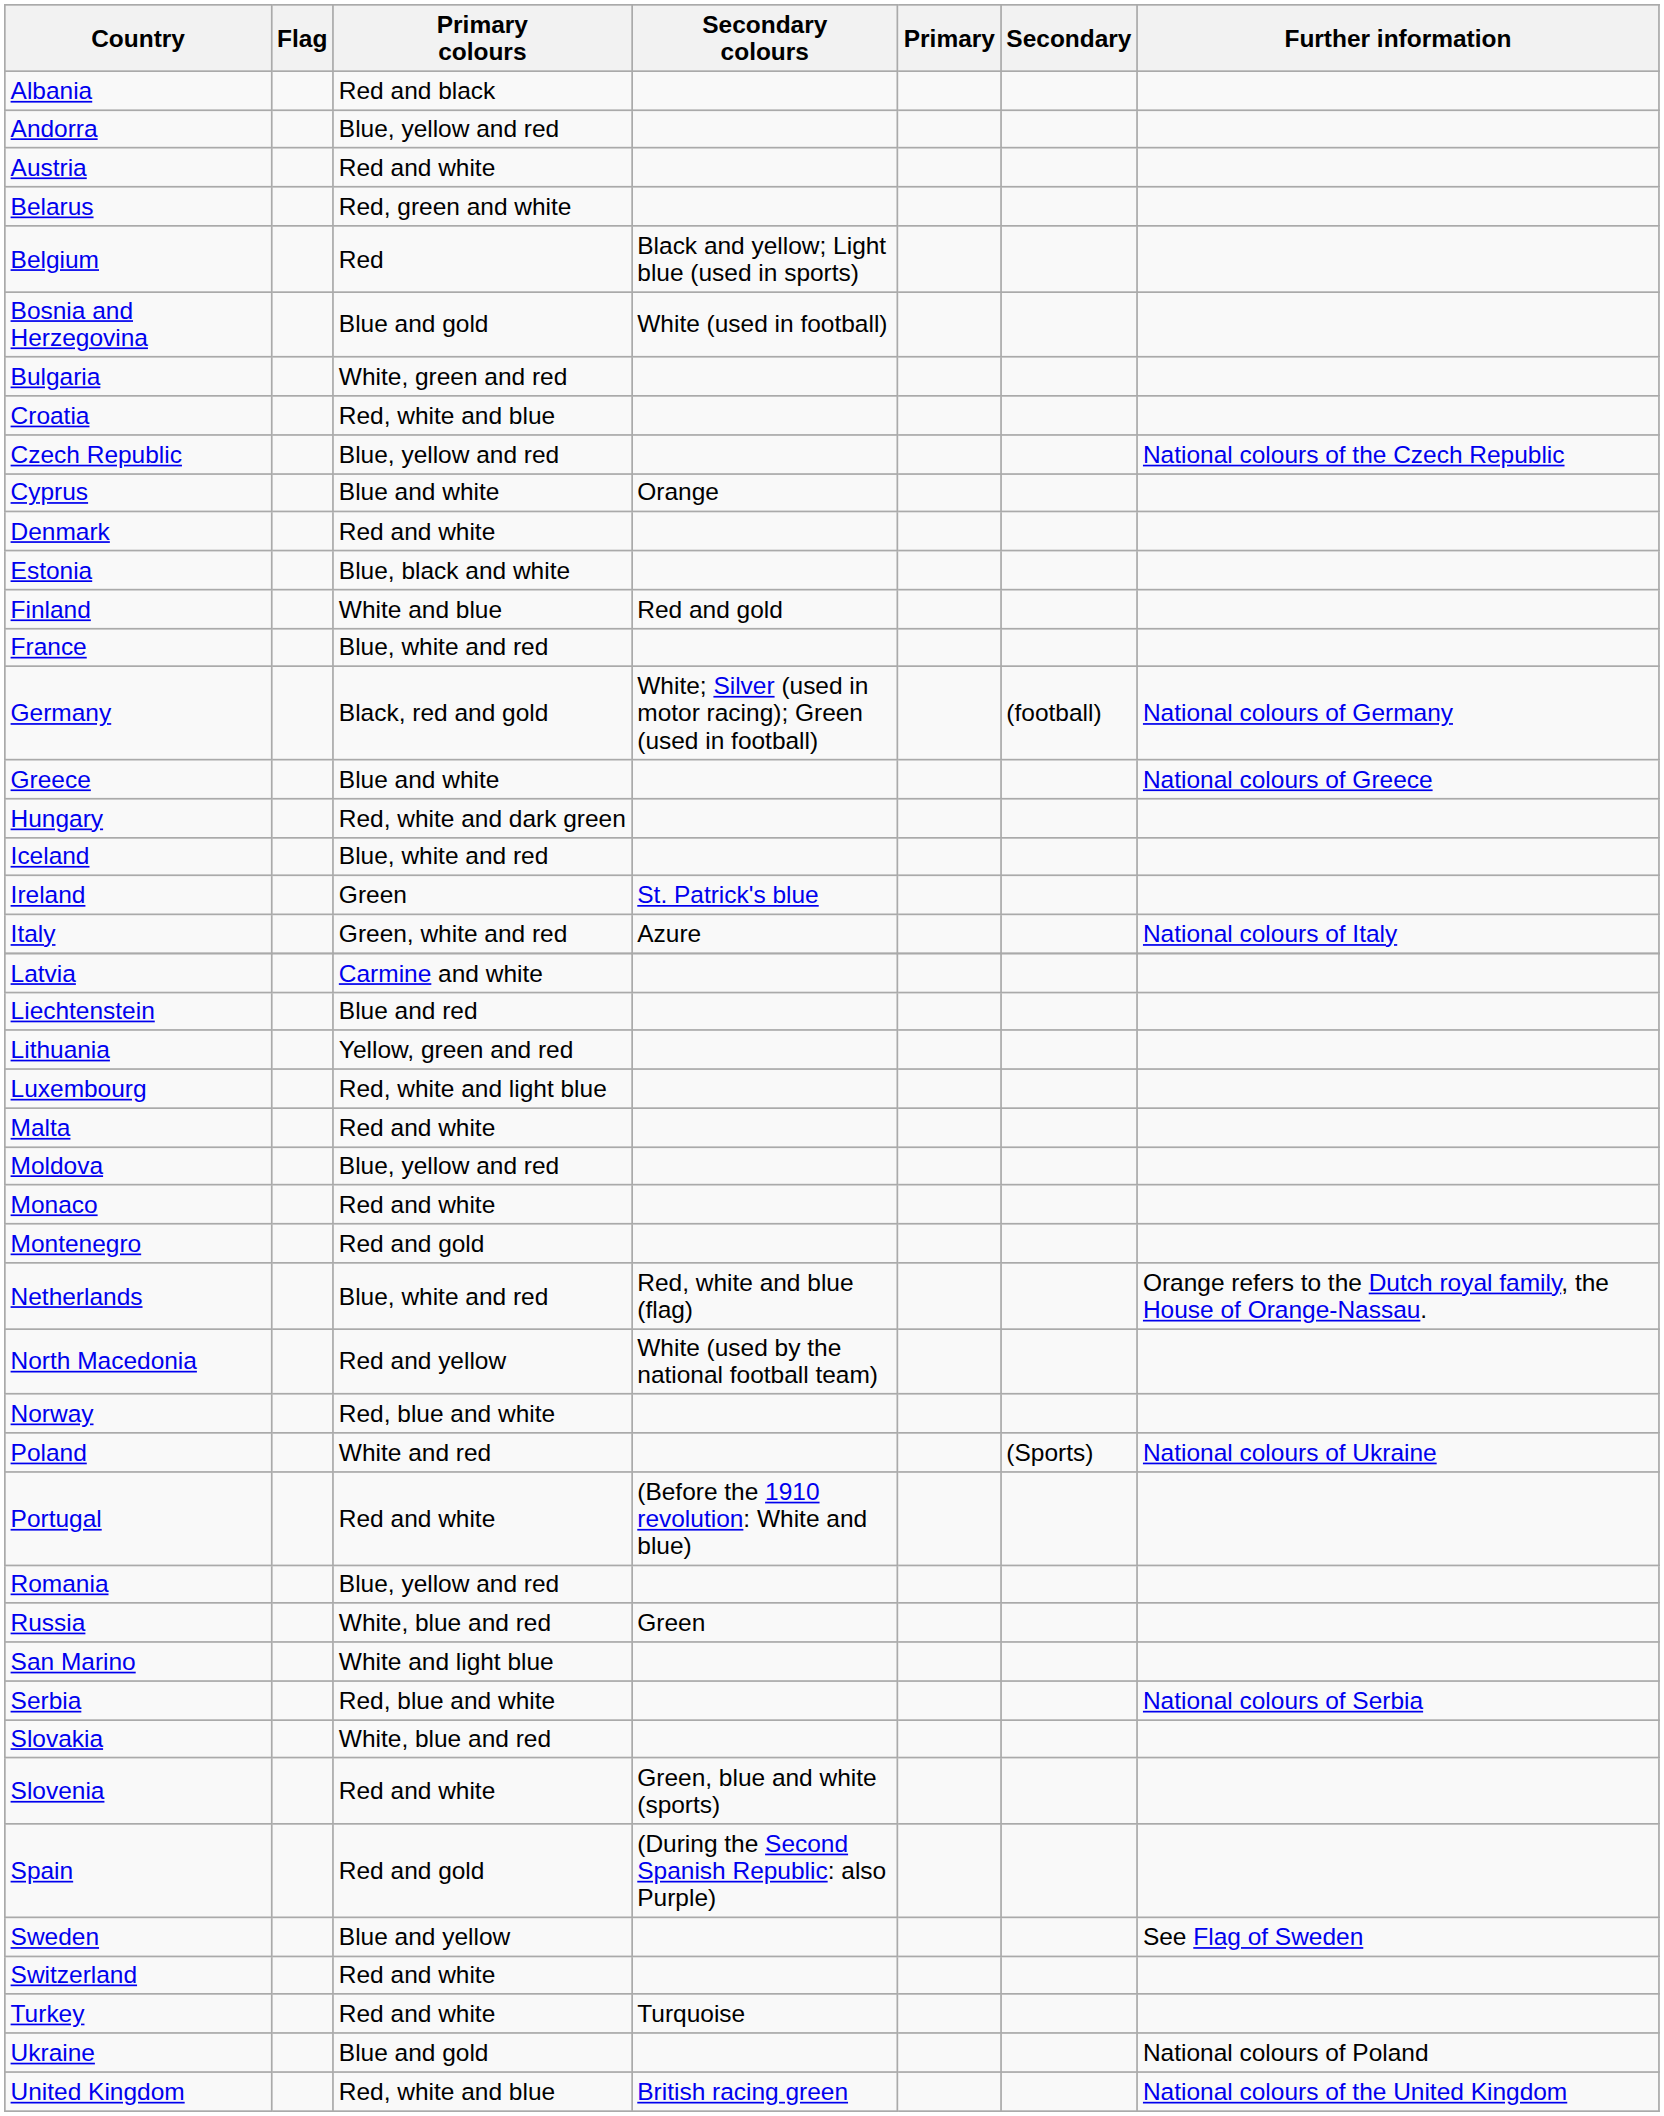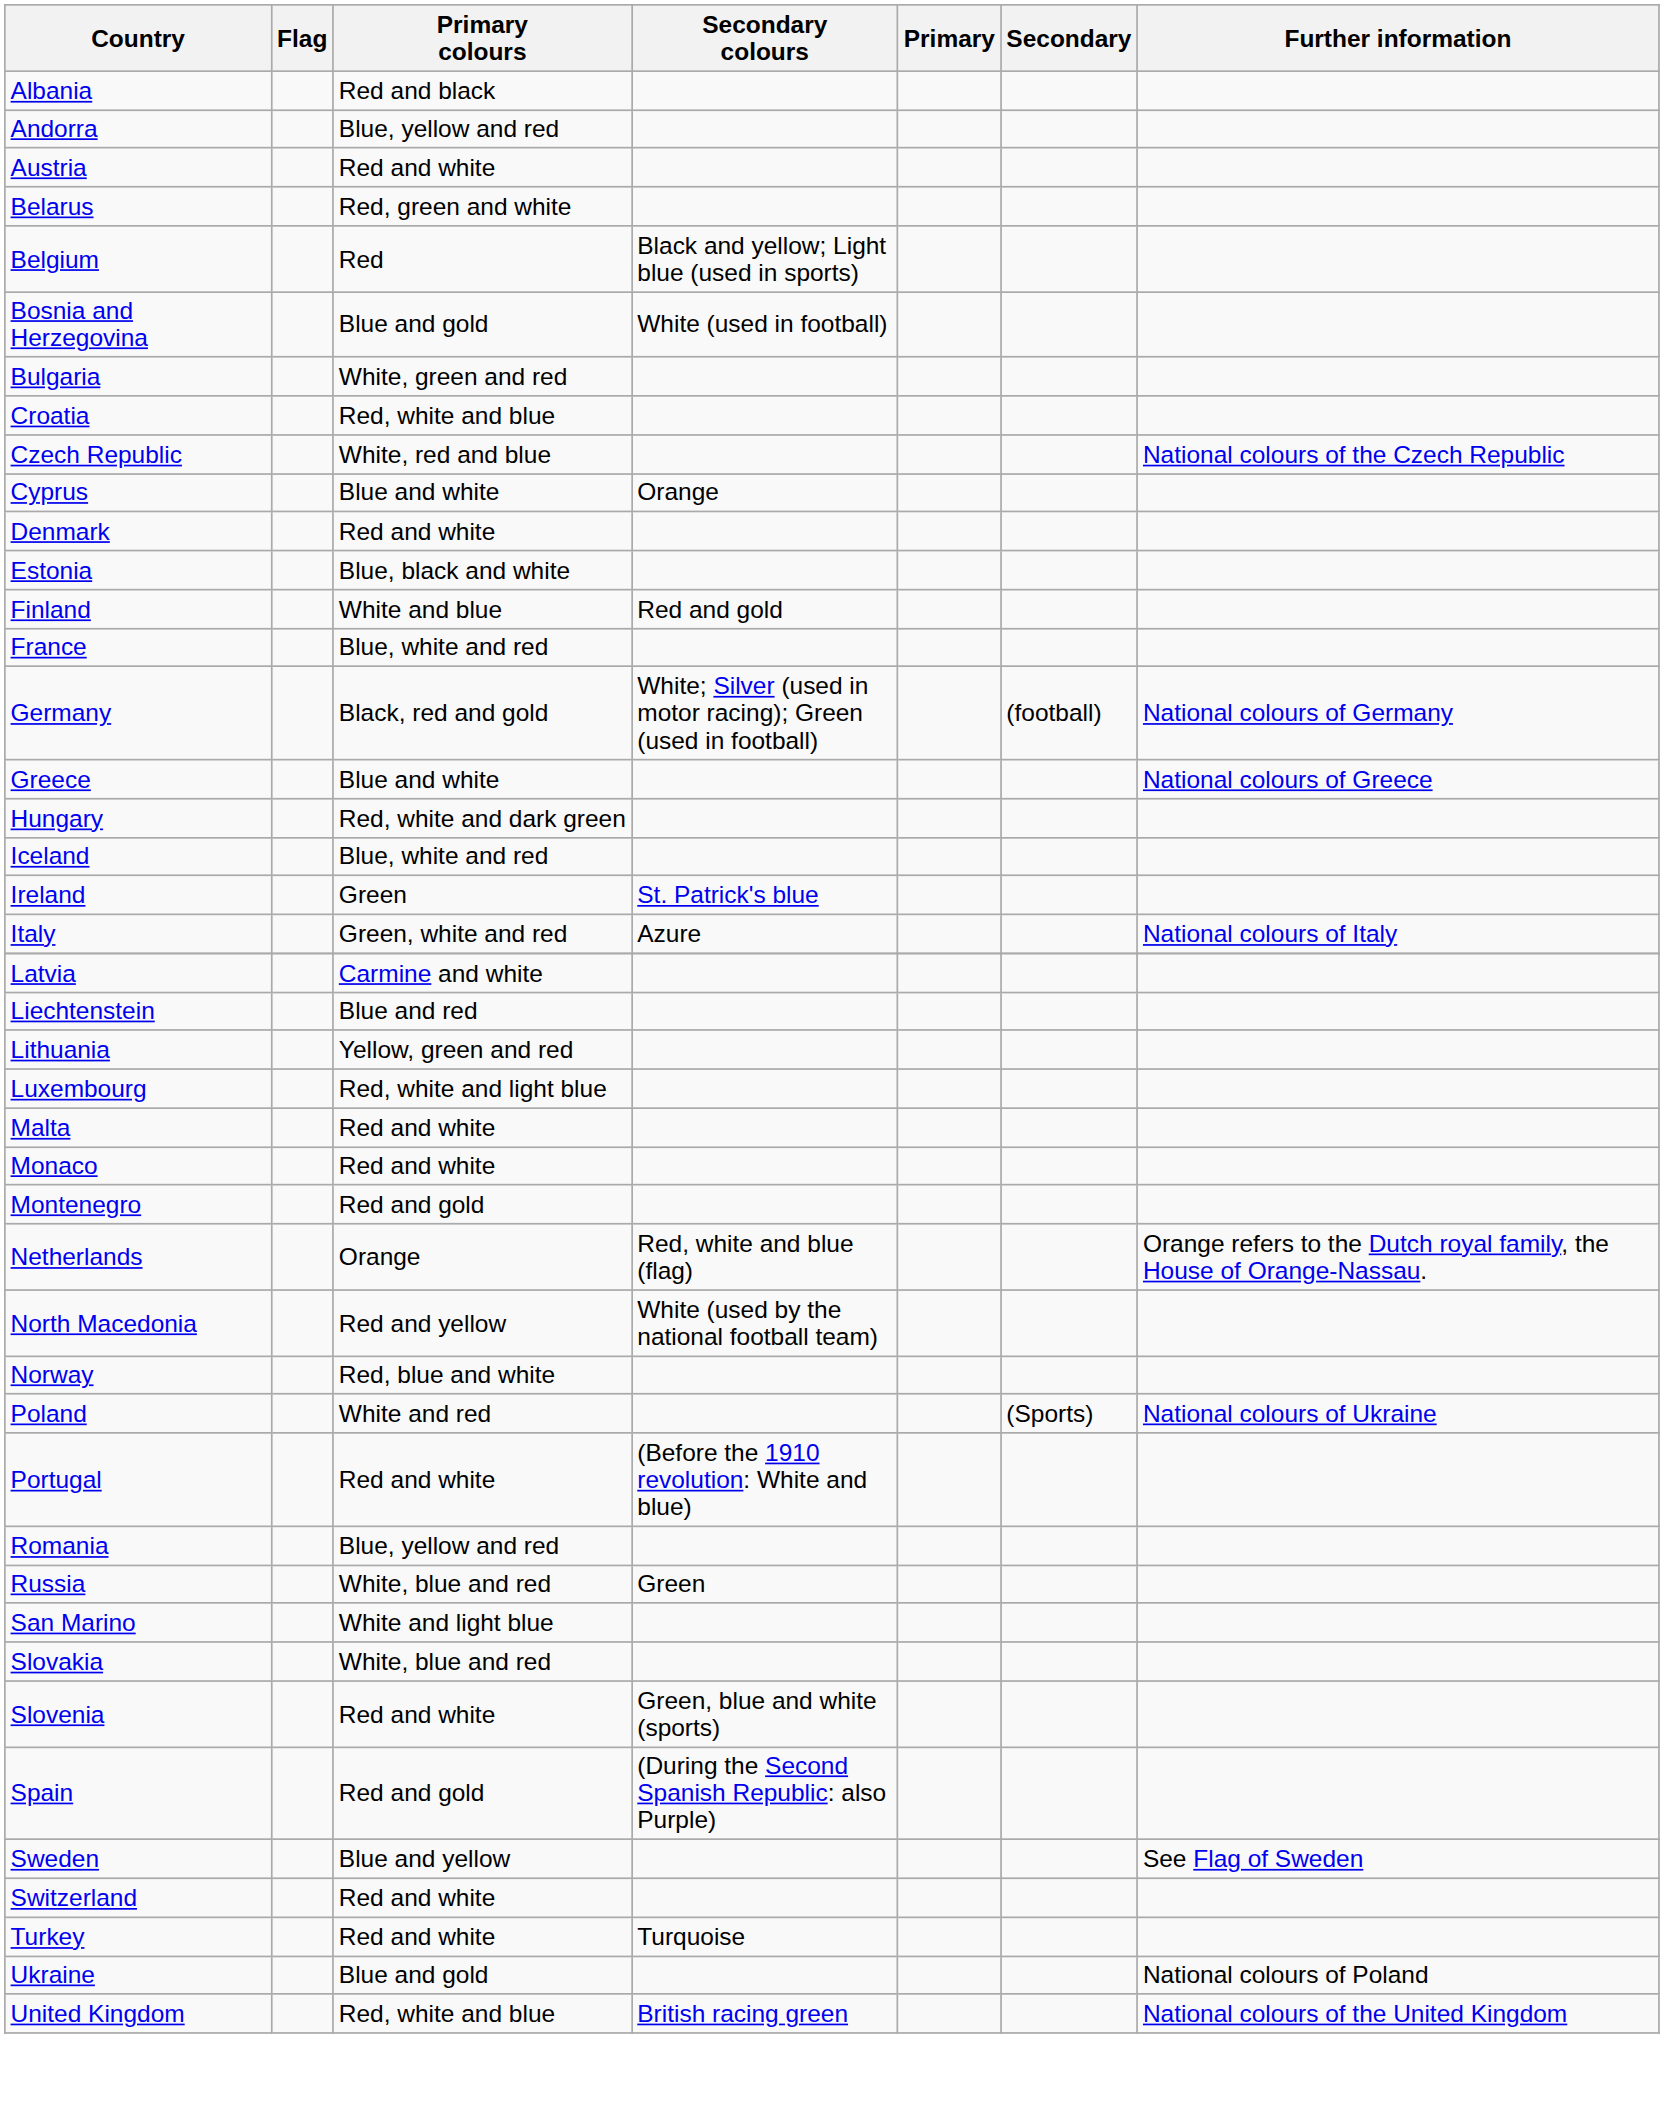(449, 454) Blue, yellow and red -> (445, 454) White, red and blue
- row: (57, 1166)
(444, 1296) Blue, white and red -> (380, 1257) Orange
- row: (46, 1700)
